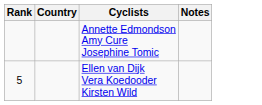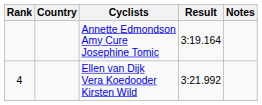+ column: (201, 12)
(19, 80) 5 -> (19, 80) 4
